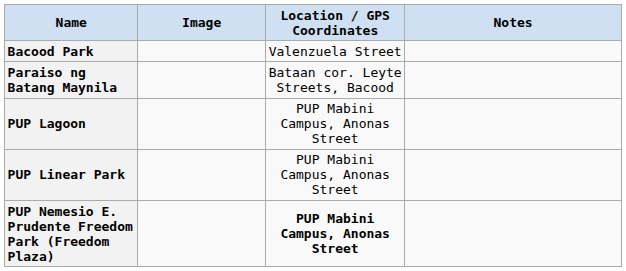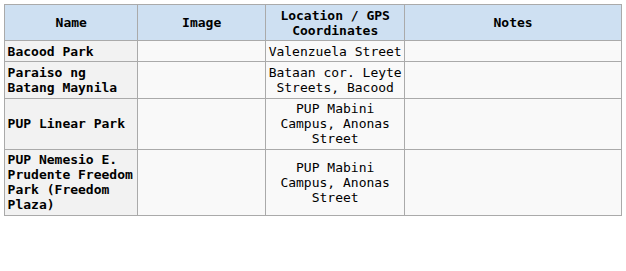- row: (47, 124)
(335, 234) bold -> (335, 182) normal
